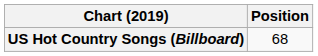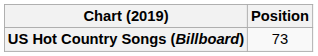(280, 39) 68 -> (280, 39) 73
